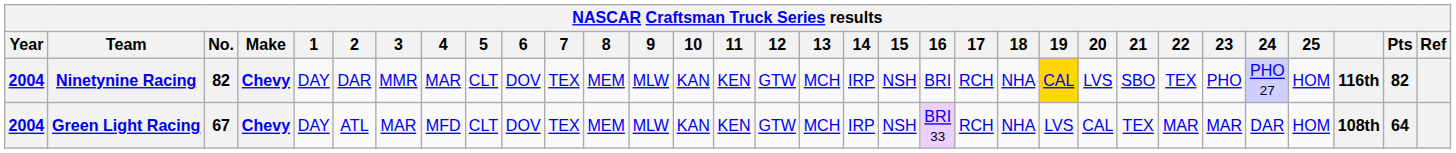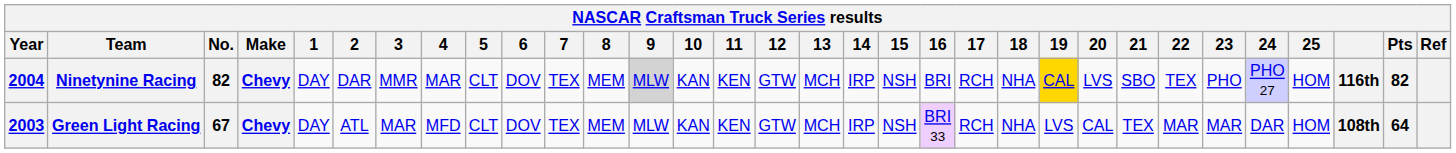(651, 80) no background -> (651, 80) lightgrey background
(26, 126) 2004 -> (26, 126) 2003
